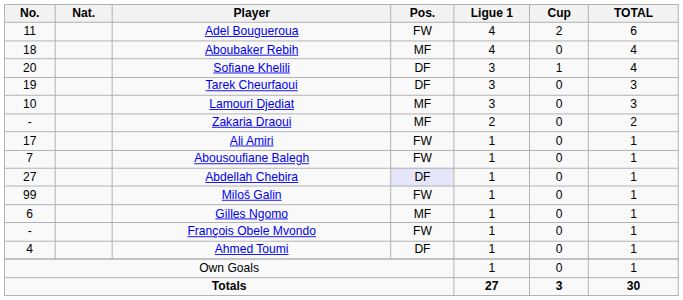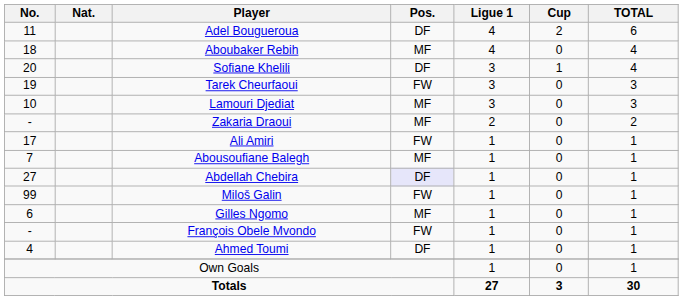(422, 31) FW -> (422, 31) DF
(422, 85) DF -> (422, 85) FW
(422, 158) FW -> (422, 158) MF
